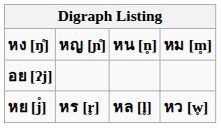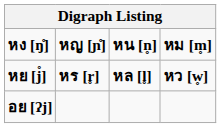rows swapped: (27, 107) <-> (30, 75)
